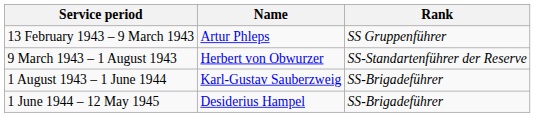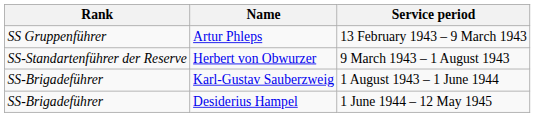columns swapped: (437, 15) <-> (101, 15)
